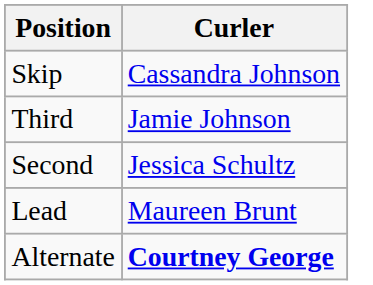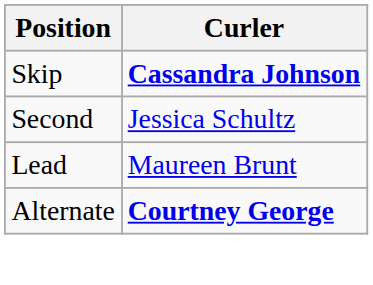(234, 73) normal -> (244, 73) bold
- row: (42, 119)
